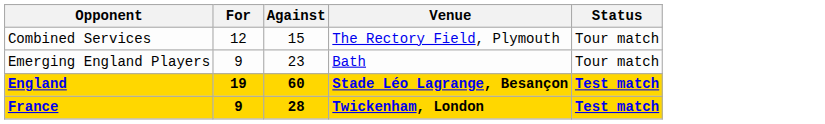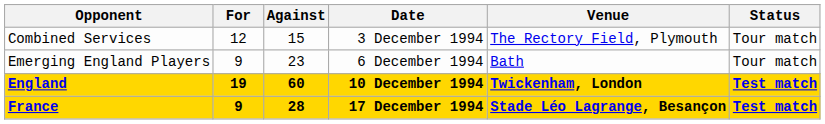+ column: (408, 16)
(450, 85) Stade Léo Lagrange, Besançon -> (566, 85) Twickenham, London
(408, 108) Twickenham, London -> (608, 108) Stade Léo Lagrange, Besançon
